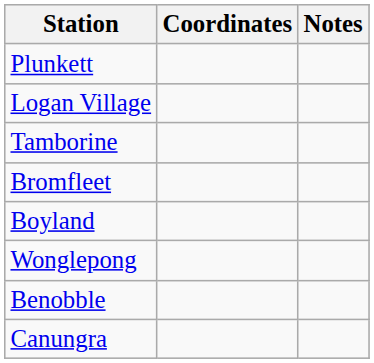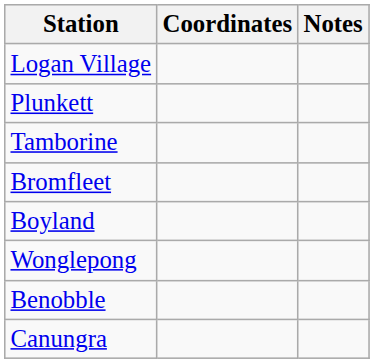rows swapped: (81, 102) <-> (52, 63)
